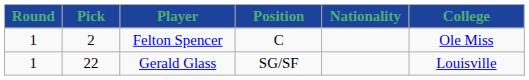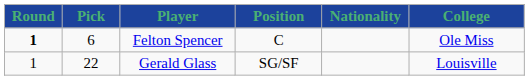(33, 39) normal -> (33, 39) bold
(91, 39) 2 -> (91, 39) 6
